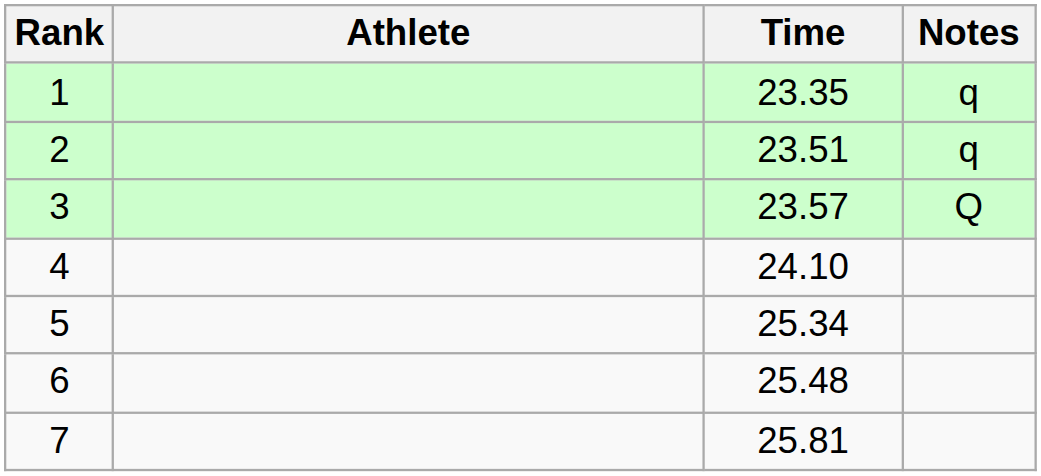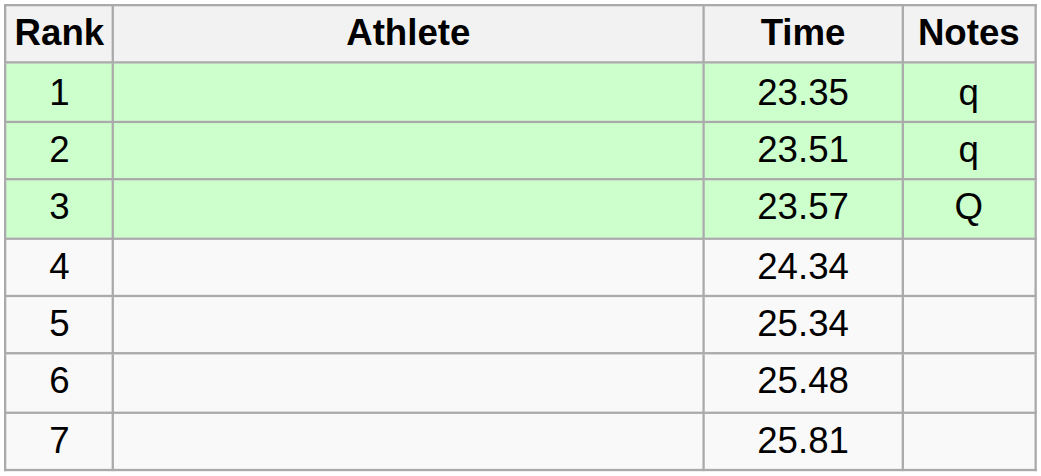(803, 265) 24.10 -> (803, 265) 24.34
